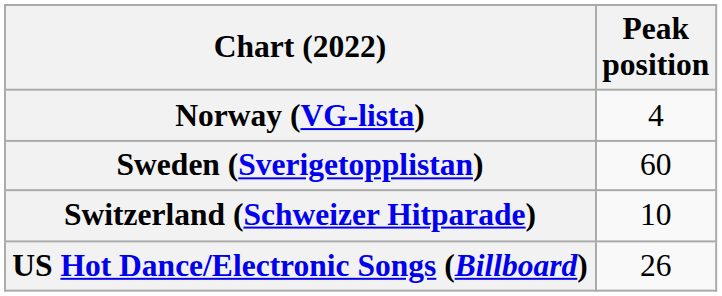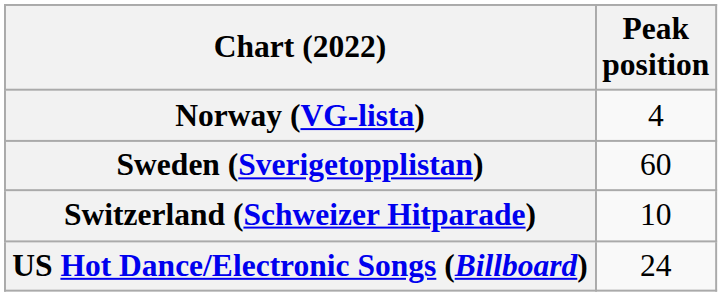(656, 264) 26 -> (656, 264) 24
